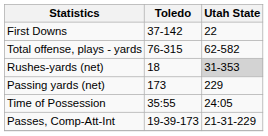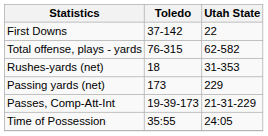(222, 67) lightgrey background -> (222, 67) no background
rows swapped: (61, 121) <-> (56, 103)
